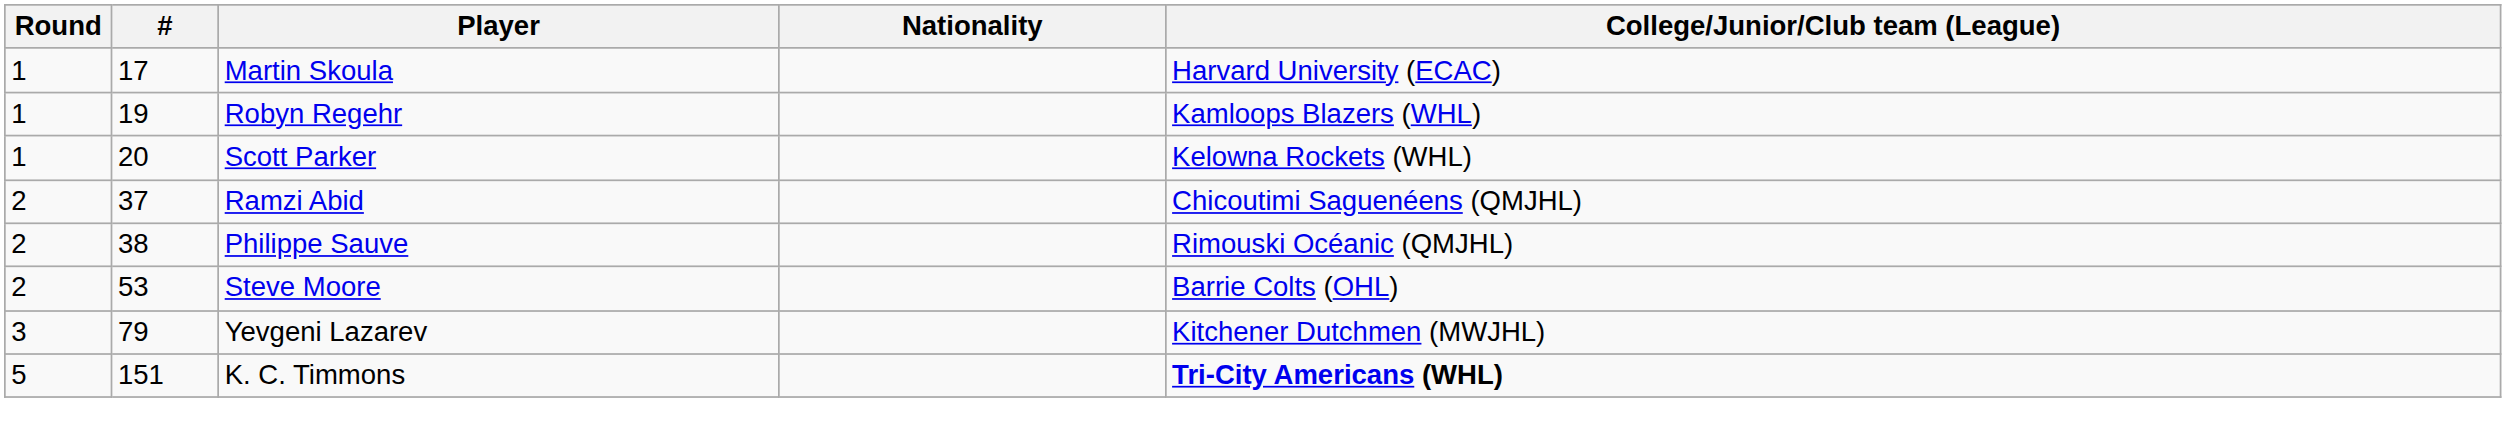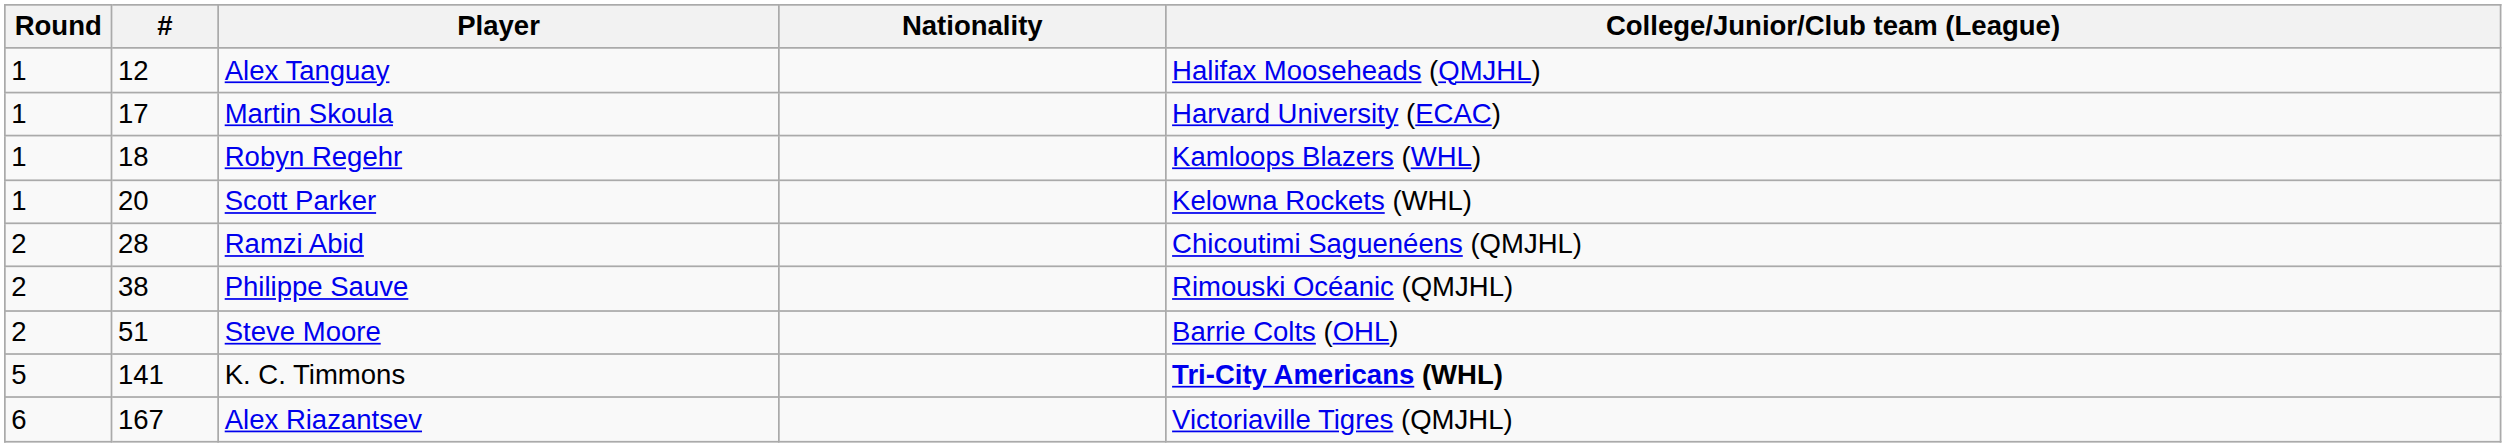+ row: (307, 69)
(133, 113) 19 -> (133, 157) 18
(133, 200) 37 -> (133, 244) 28
(133, 288) 53 -> (133, 331) 51
- row: (326, 331)
(141, 375) 151 -> (141, 375) 141
+ row: (323, 419)
